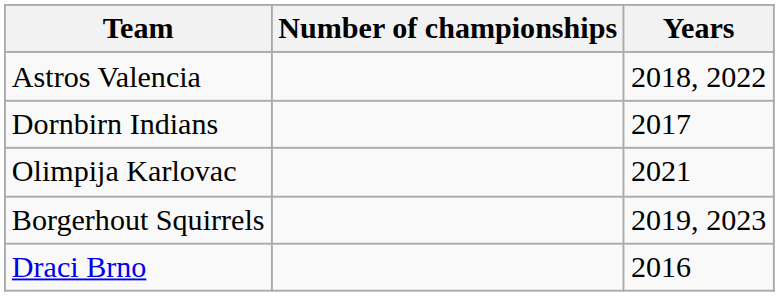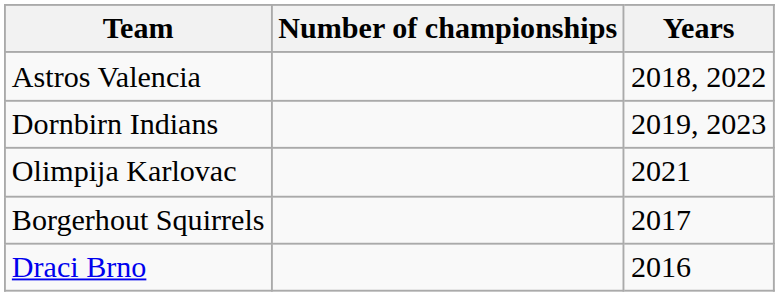(661, 123) 2017 -> (699, 123) 2019, 2023
(699, 219) 2019, 2023 -> (661, 219) 2017
